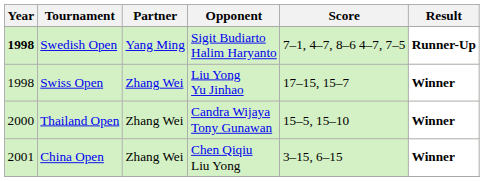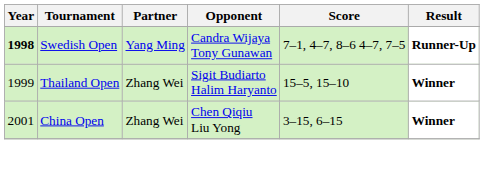(234, 45) Sigit Budiarto Halim Haryanto -> (232, 45) Candra Wijaya Tony Gunawan
- row: (72, 82)
(21, 120) 2000 -> (21, 82) 1999
(232, 120) Candra Wijaya Tony Gunawan -> (234, 82) Sigit Budiarto Halim Haryanto
